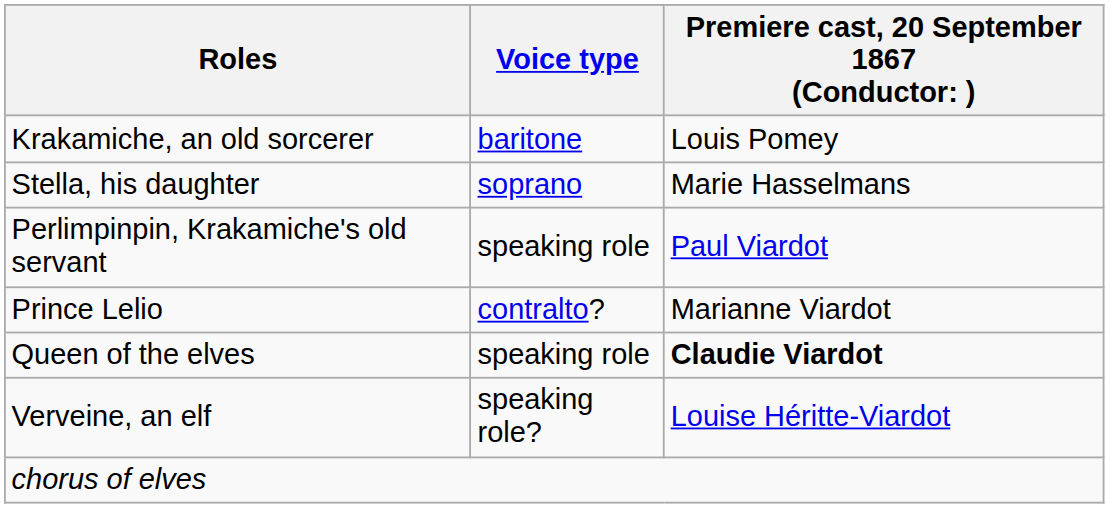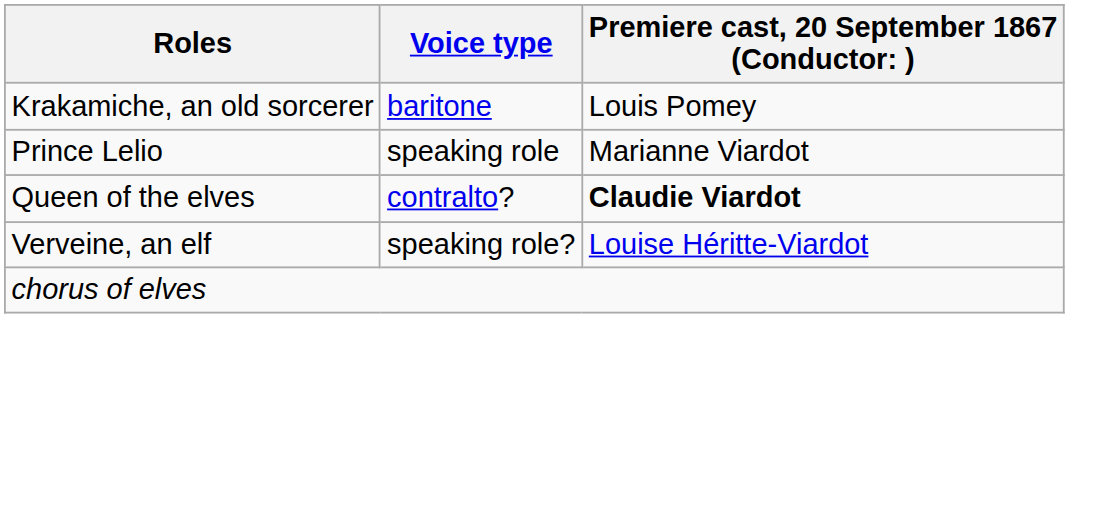- row: (136, 184)
- row: (209, 246)
(541, 308) contralto? -> (473, 151) speaking role
(564, 354) speaking role -> (451, 197) contralto?
